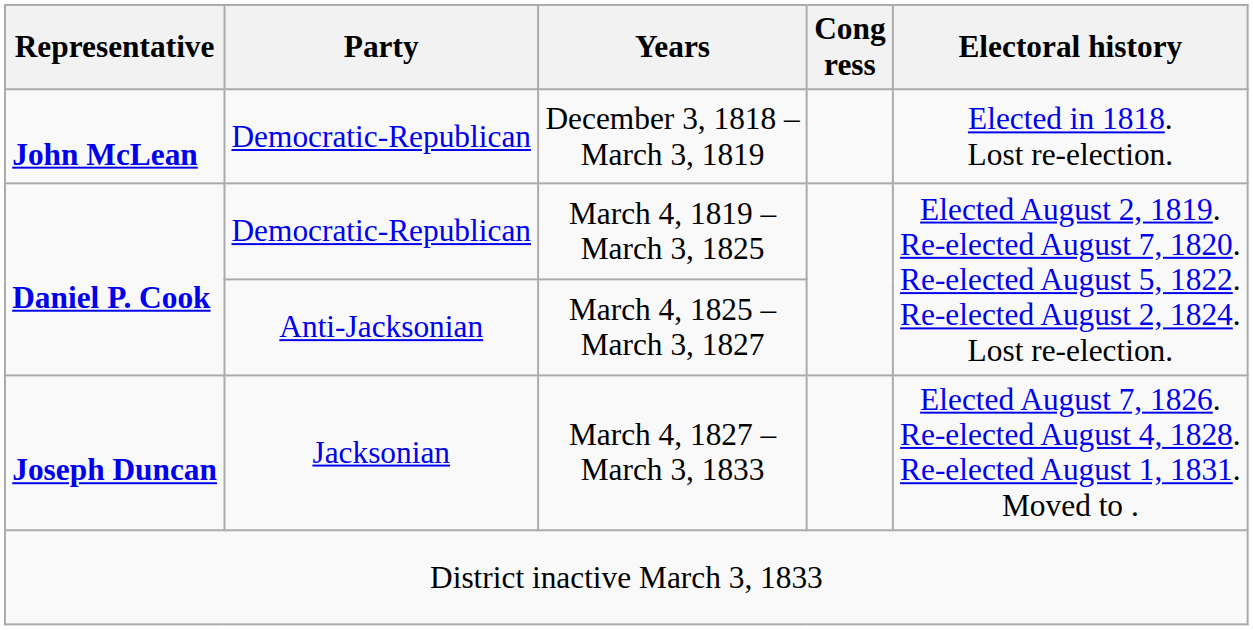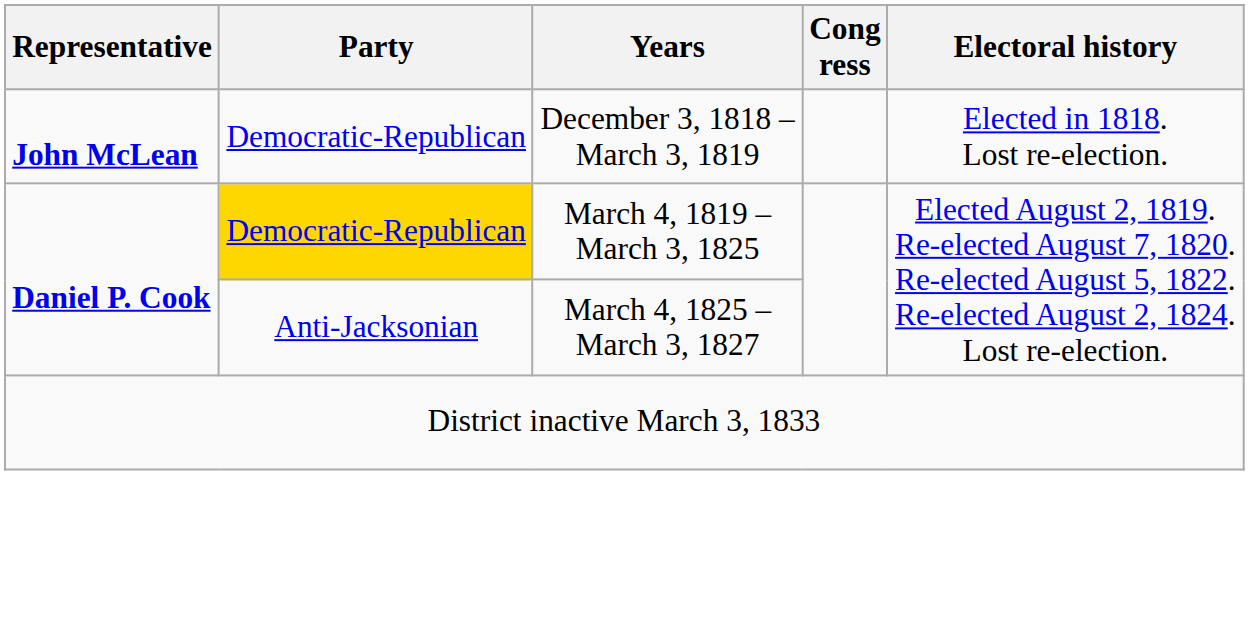(381, 231) no background -> (376, 231) gold background
- row: (673, 452)
